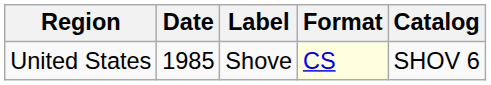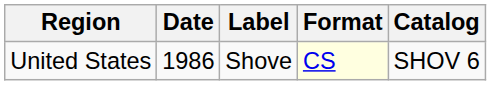(188, 60) 1985 -> (188, 60) 1986
